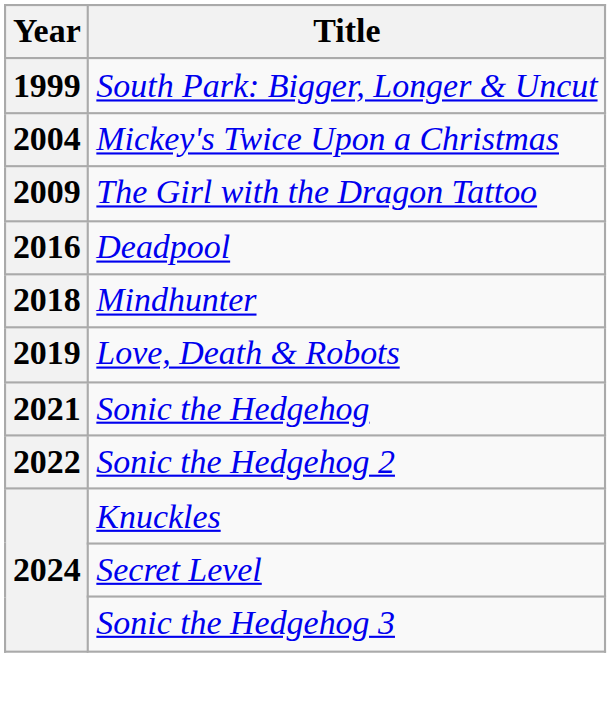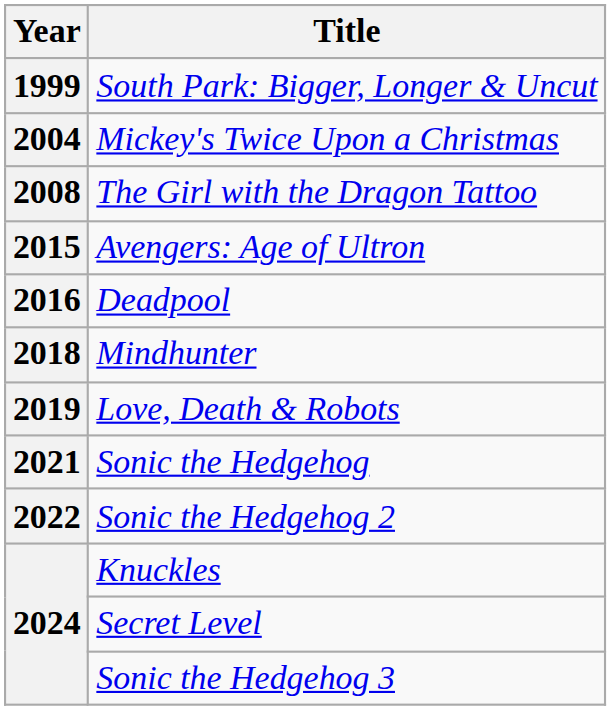(47, 192) 2009 -> (47, 192) 2008
+ row: (261, 246)
